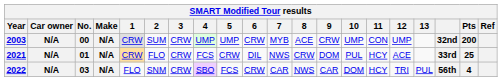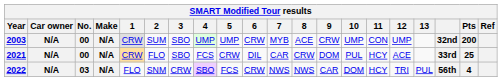(181, 40) CRW -> (181, 40) SBO
(84, 55) 01 -> (84, 55) 00
(181, 55) CRW -> (181, 55) SBO
(279, 55) NWS -> (279, 55) CAR
(279, 69) CAR -> (279, 69) NWS
